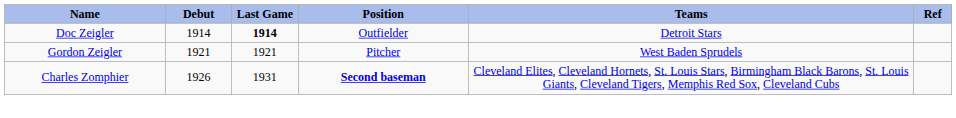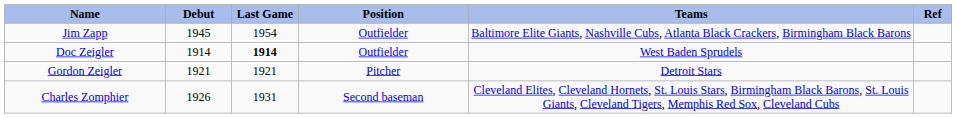+ row: (85, 33)
(691, 33) Detroit Stars -> (691, 52) West Baden Sprudels
(691, 52) West Baden Sprudels -> (691, 71) Detroit Stars
(383, 77) bold -> (383, 96) normal
